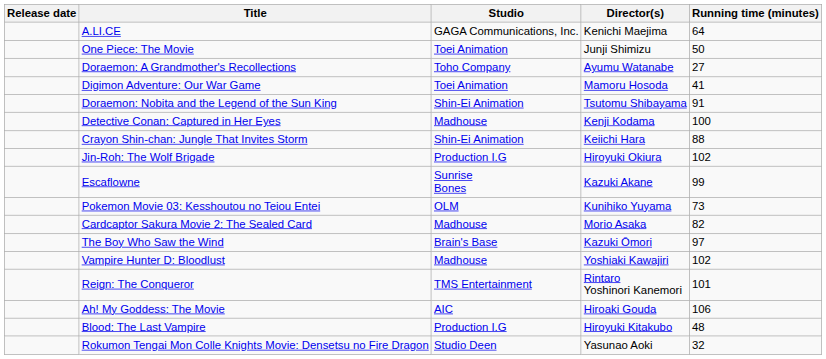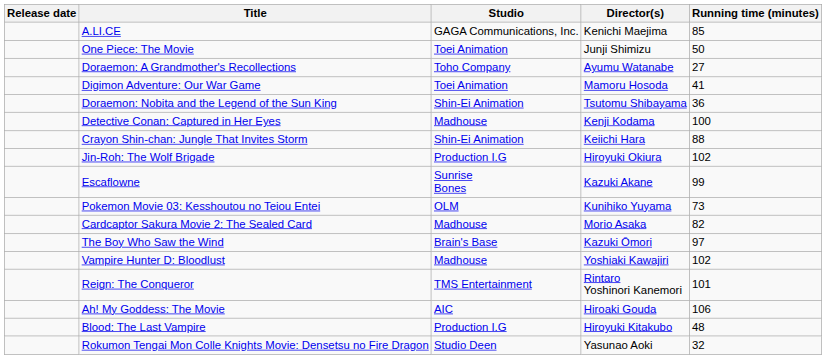(698, 31) 64 -> (698, 31) 85
(698, 103) 91 -> (698, 103) 36
